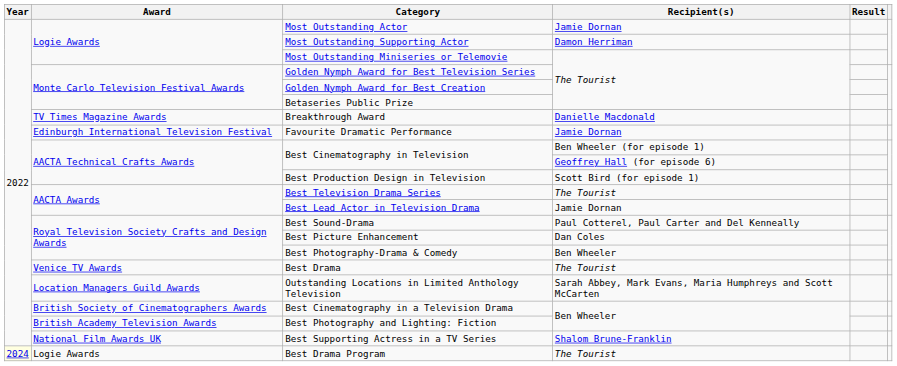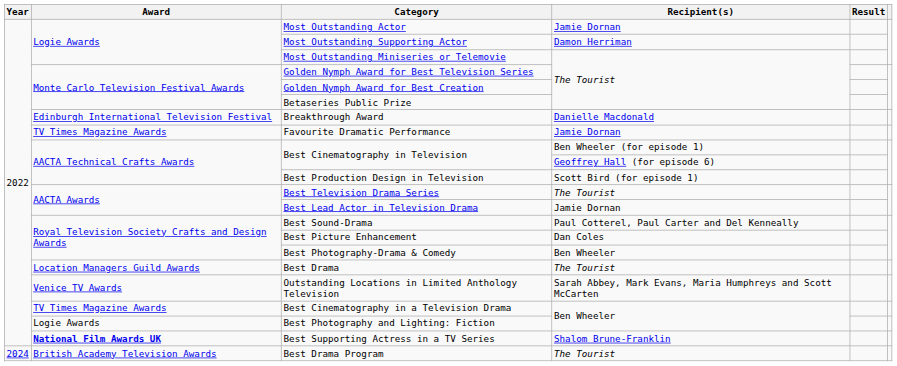(100, 117) TV Times Magazine Awards -> (153, 117) Edinburgh International Television Festival
(153, 132) Edinburgh International Television Festival -> (100, 132) TV Times Magazine Awards
(78, 268) Venice TV Awards -> (117, 268) Location Managers Guild Awards
(117, 288) Location Managers Guild Awards -> (78, 288) Venice TV Awards
(150, 308) British Society of Cinematographers Awards -> (100, 308) TV Times Magazine Awards
(125, 323) British Academy Television Awards -> (67, 323) Logie Awards
(97, 338) normal -> (97, 338) bold
(18, 353) lightyellow background -> (18, 353) no background
(67, 353) Logie Awards -> (125, 353) British Academy Television Awards
